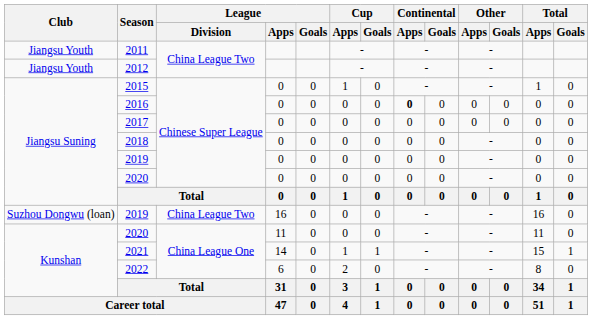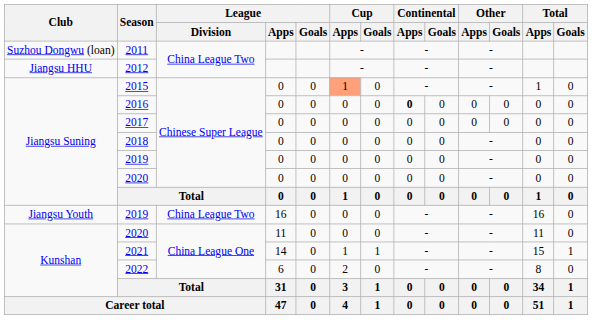(61, 50) Jiangsu Youth -> (61, 50) Suzhou Dongwu (loan)
(61, 68) Jiangsu Youth -> (61, 68) Jiangsu HHU
(345, 86) no background -> (345, 86) lightsalmon background
(61, 214) Suzhou Dongwu (loan) -> (61, 214) Jiangsu Youth
